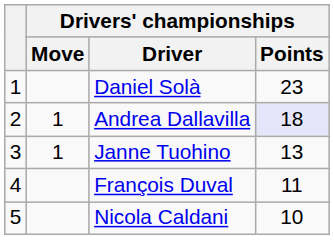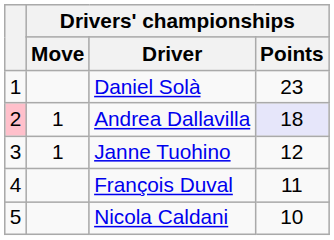(15, 119) no background -> (15, 119) pink background
(292, 152) 13 -> (292, 152) 12
